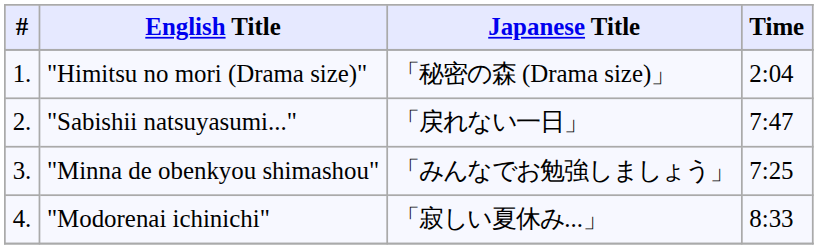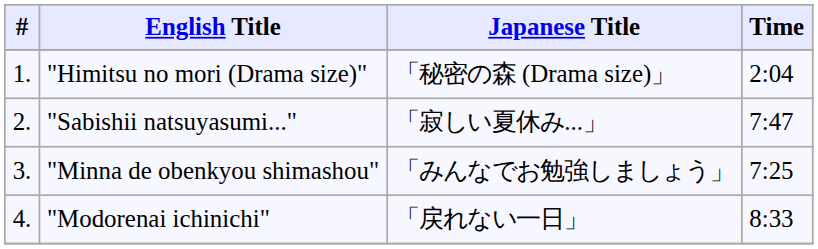(492, 122) 「戻れない一日」 -> (501, 122) 「寂しい夏休み...」
(501, 219) 「寂しい夏休み...」 -> (492, 219) 「戻れない一日」
